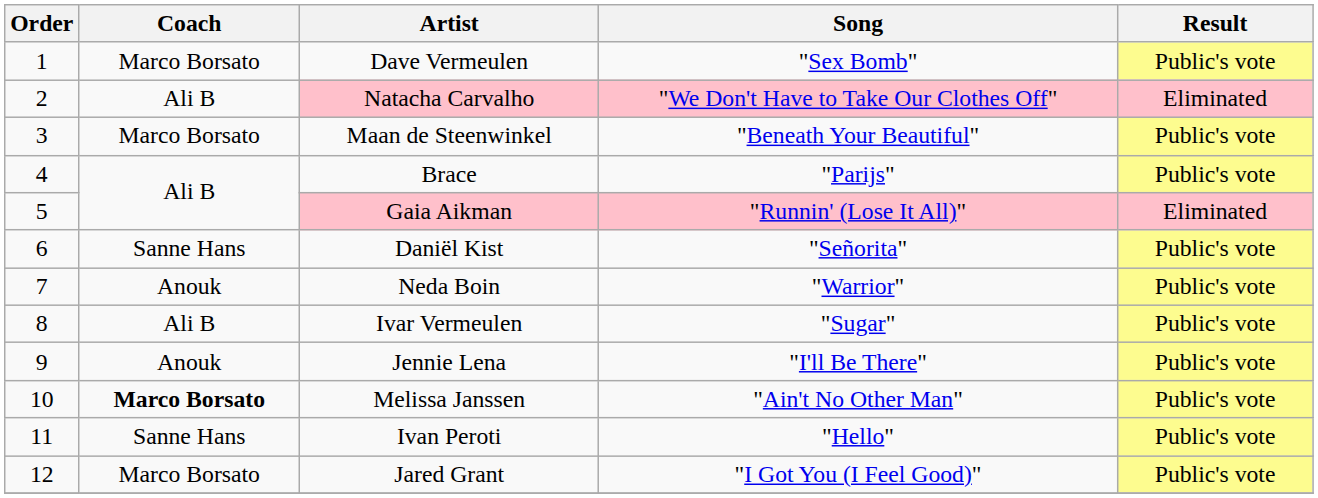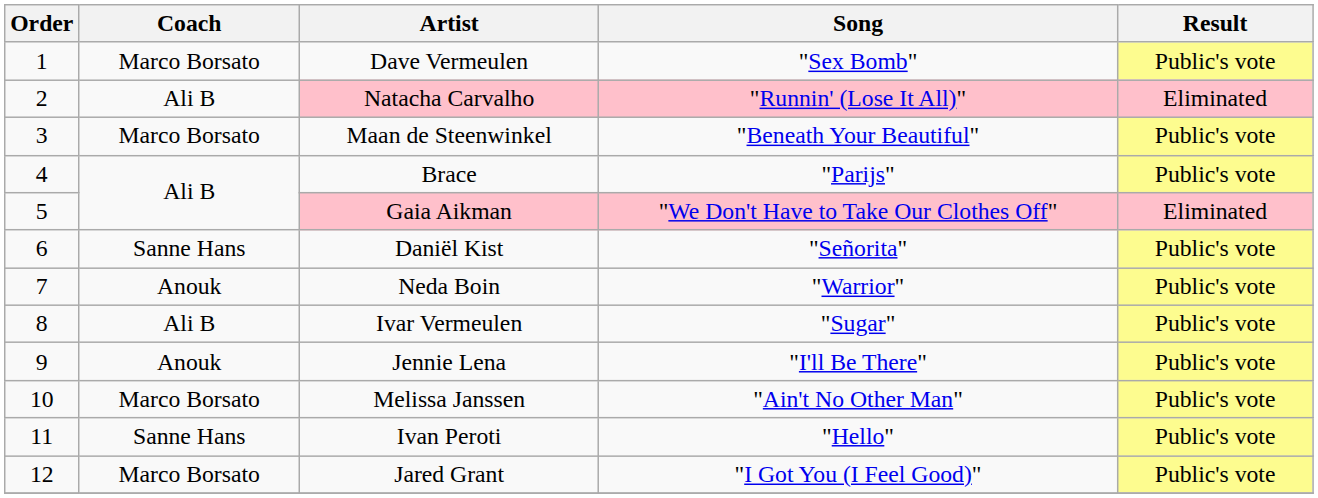(858, 98) "We Don't Have to Take Our Clothes Off" -> (858, 98) "Runnin' (Lose It All)"
(858, 211) "Runnin' (Lose It All)" -> (858, 211) "We Don't Have to Take Our Clothes Off"
(189, 398) bold -> (189, 398) normal
